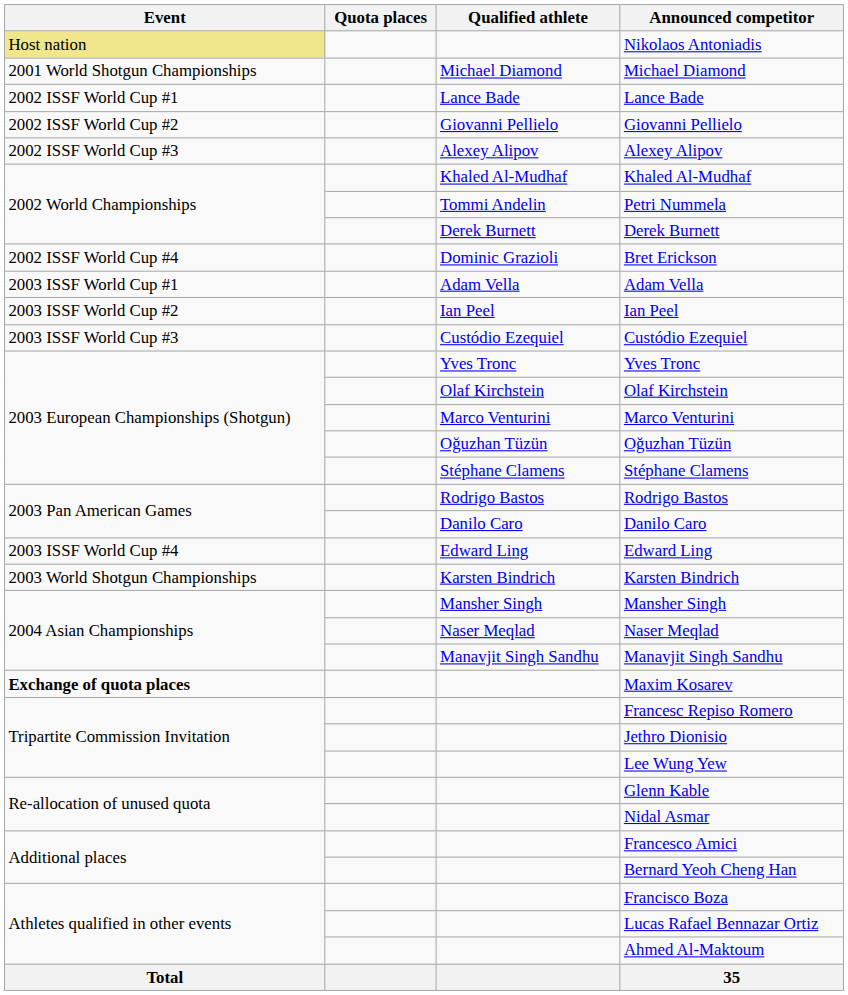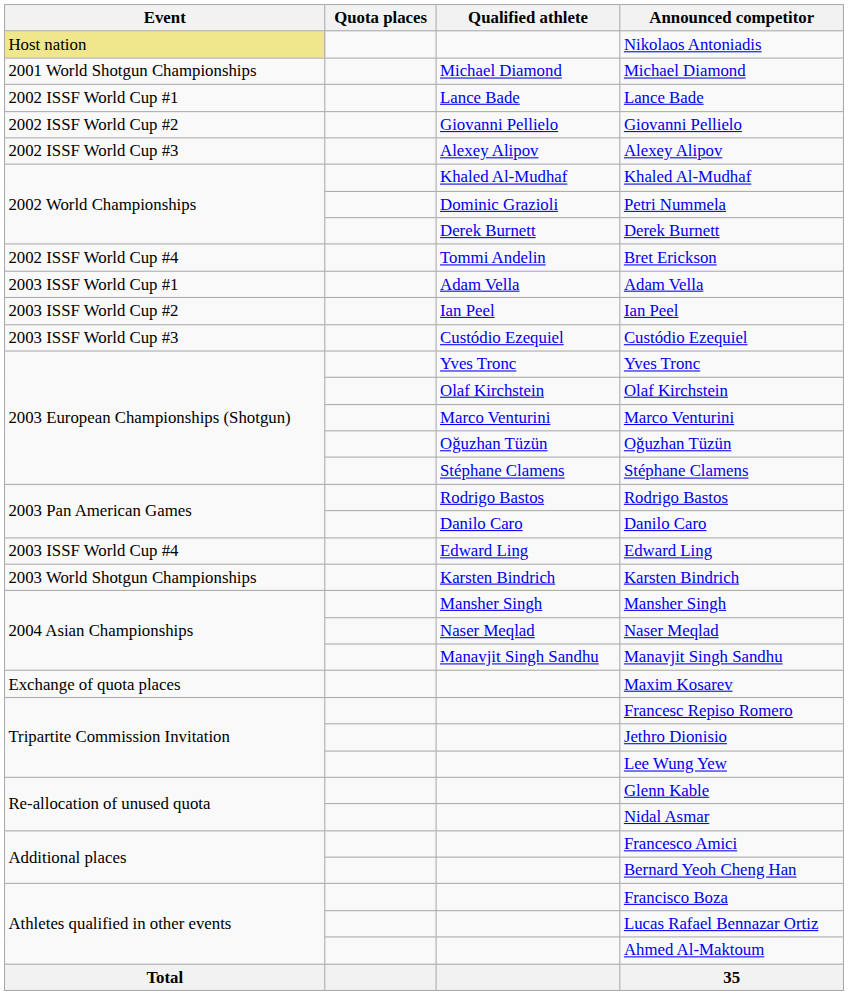(493, 204) Tommi Andelin -> (499, 204) Dominic Grazioli
(499, 257) Dominic Grazioli -> (493, 257) Tommi Andelin
(99, 683) bold -> (94, 683) normal
